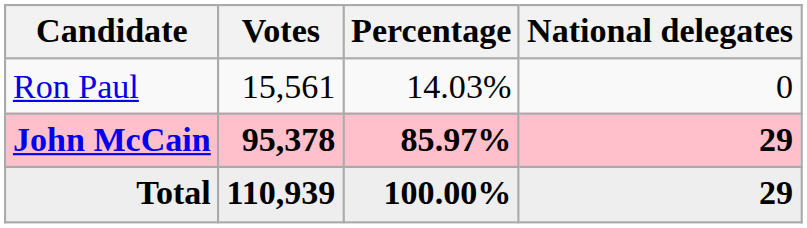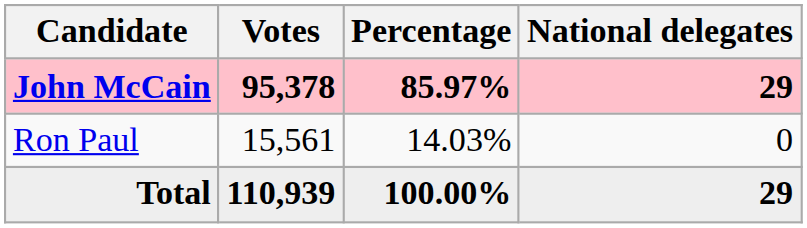rows swapped: (112, 139) <-> (76, 85)
